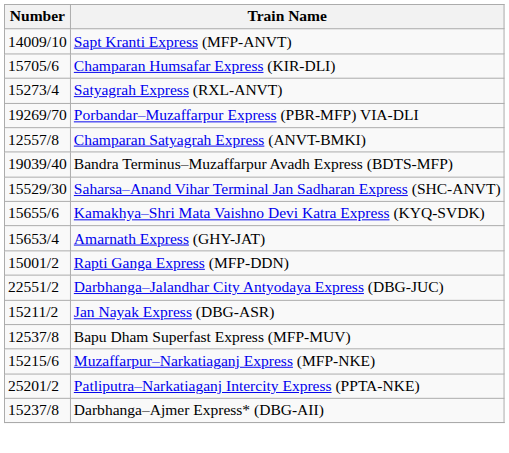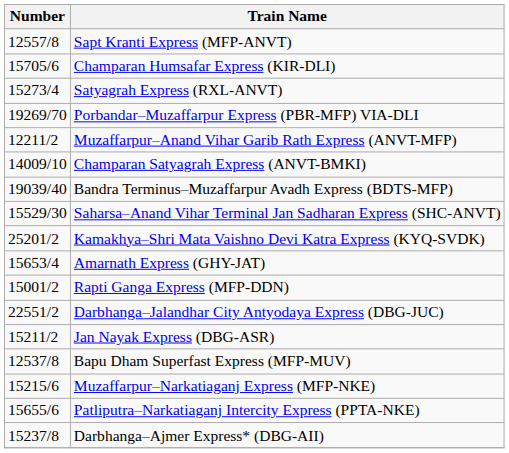(37, 41) 14009/10 -> (34, 41) 12557/8
+ row: (265, 139)
(34, 139) 12557/8 -> (37, 164) 14009/10
(34, 213) 15655/6 -> (34, 238) 25201/2
(34, 386) 25201/2 -> (34, 410) 15655/6
